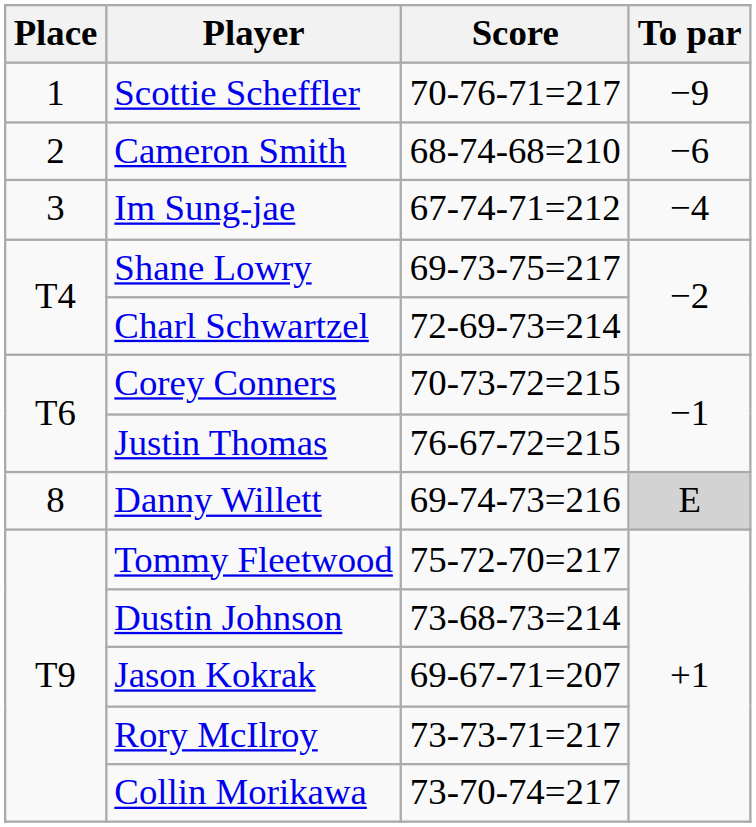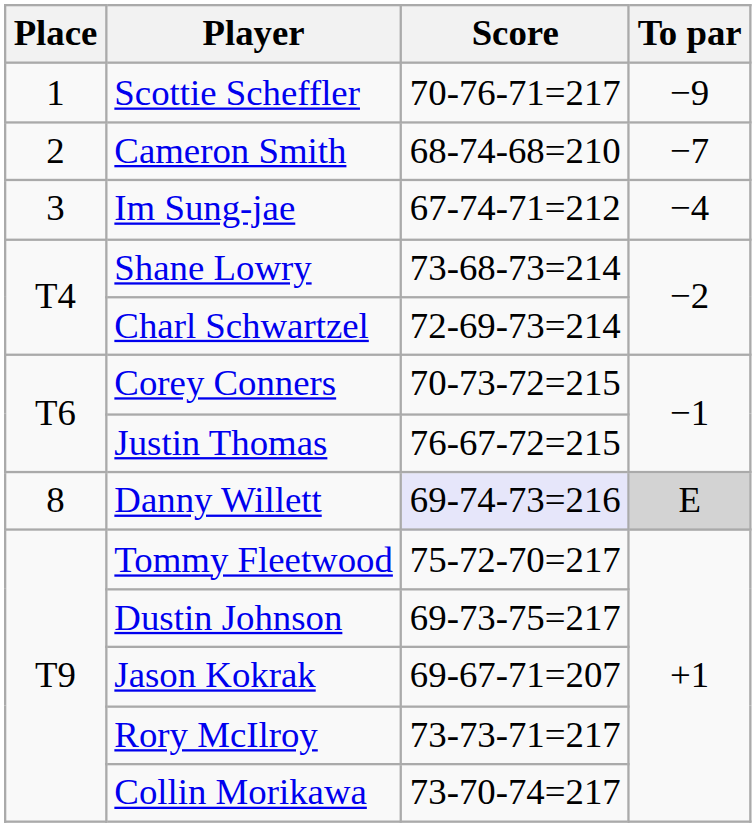(690, 150) −6 -> (690, 150) −7
(515, 267) 69-73-75=217 -> (515, 267) 73-68-73=214
(515, 500) no background -> (515, 500) lavender background
(515, 617) 73-68-73=214 -> (515, 617) 69-73-75=217
